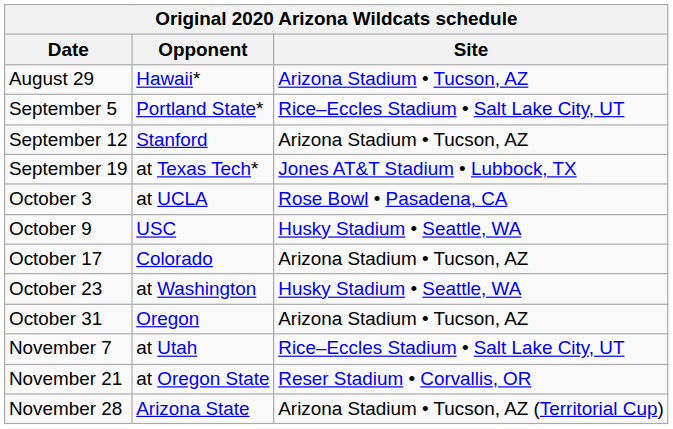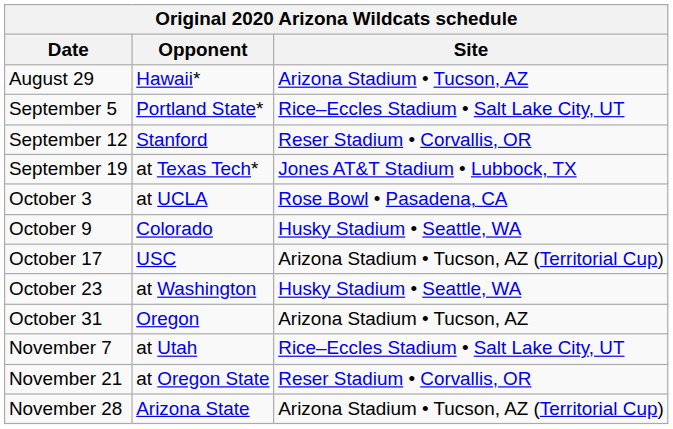(403, 139) Arizona Stadium • Tucson, AZ -> (405, 139) Reser Stadium • Corvallis, OR
(156, 229) USC -> (175, 229) Colorado
(175, 259) Colorado -> (156, 259) USC
(403, 259) Arizona Stadium • Tucson, AZ -> (471, 259) Arizona Stadium • Tucson, AZ (Territorial Cup)
